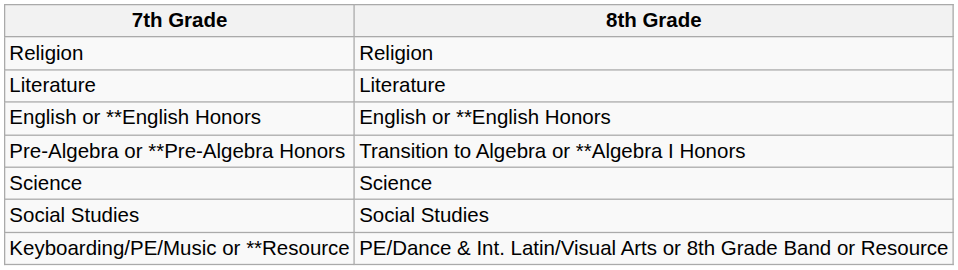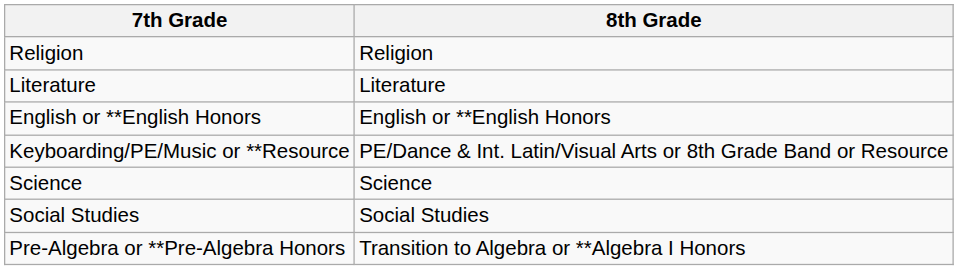rows swapped: (177, 150) <-> (180, 248)
